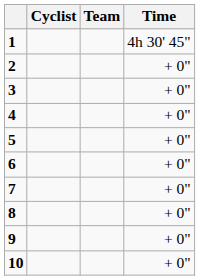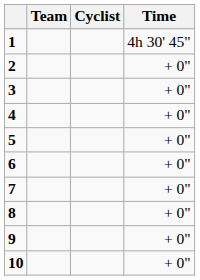columns swapped: (54, 16) <-> (102, 16)
